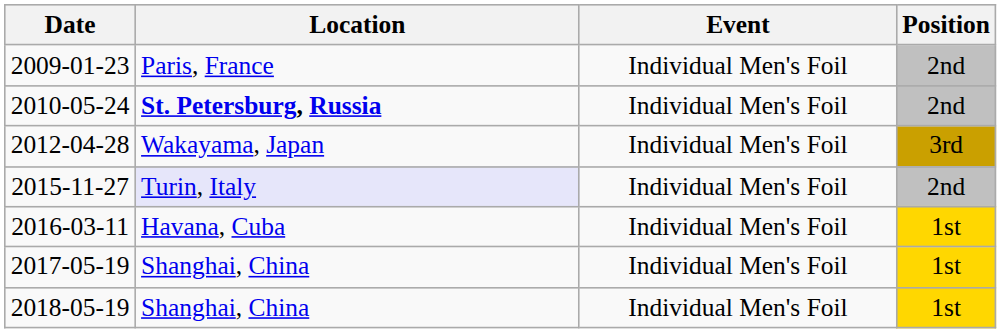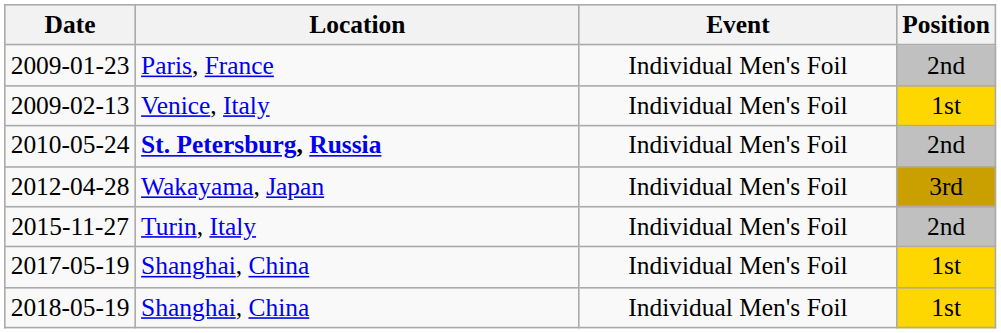+ row: (70, 105)
(199, 186) lavender background -> (199, 226) no background
- row: (70, 226)
